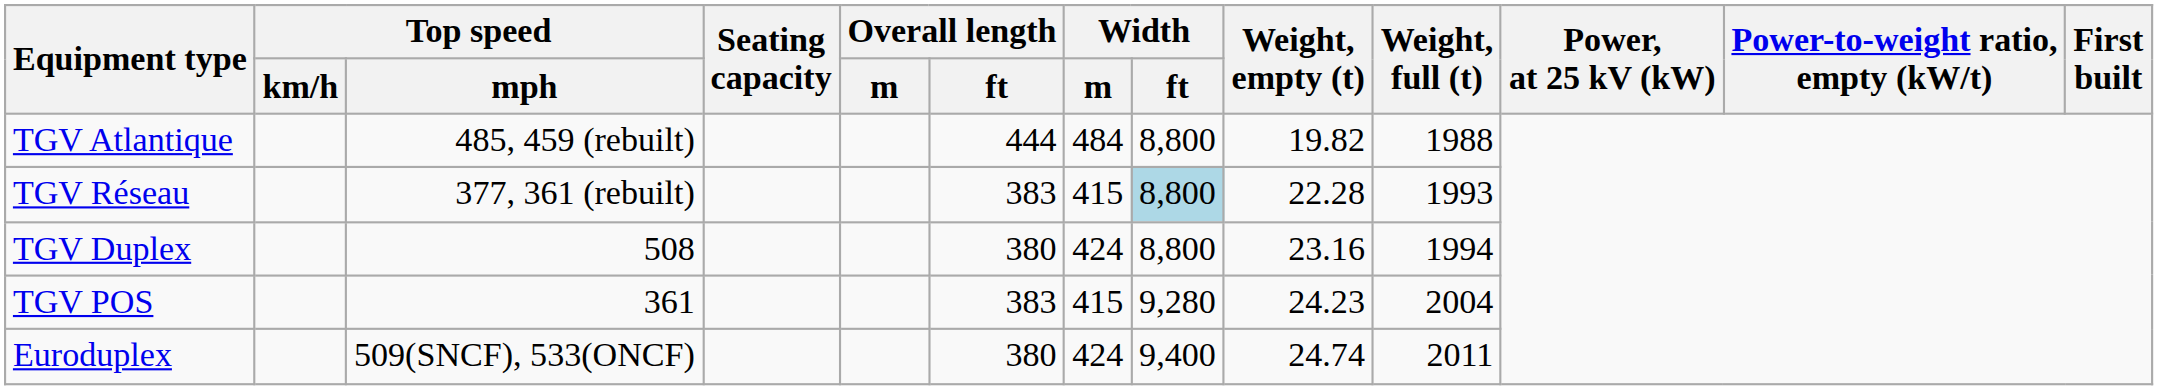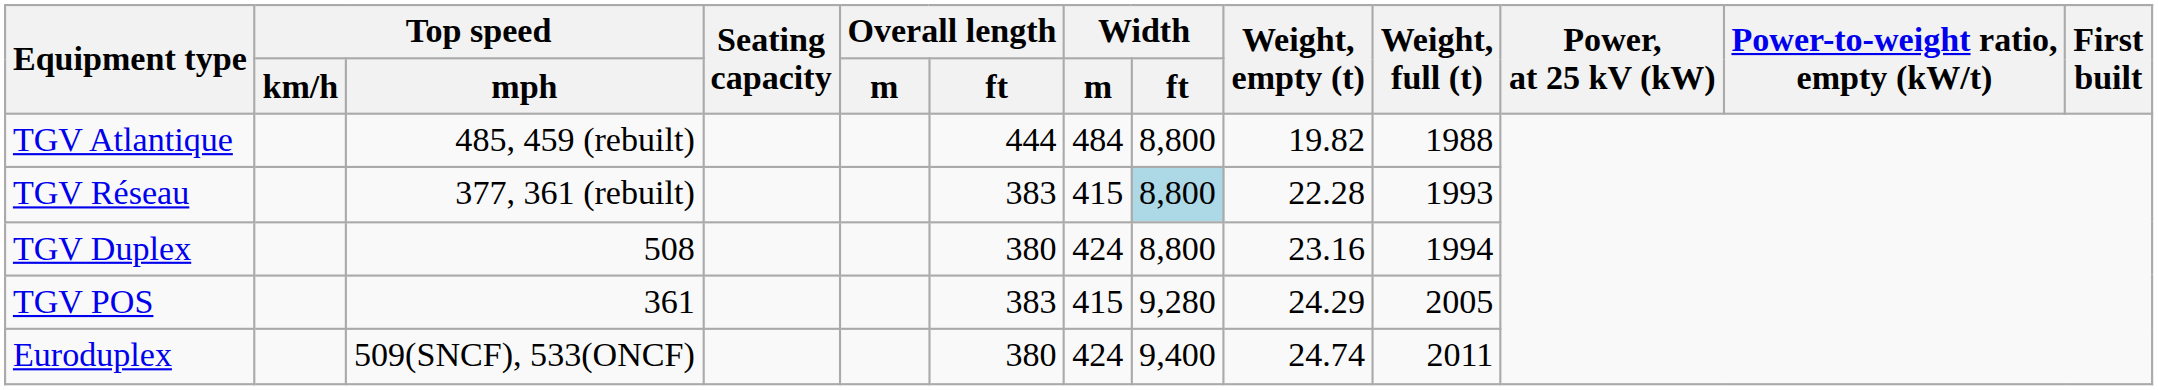(1327, 301) 24.23 -> (1327, 301) 24.29
(1459, 301) 2004 -> (1459, 301) 2005
